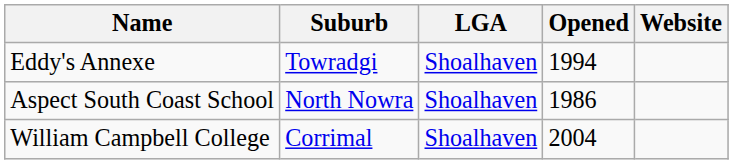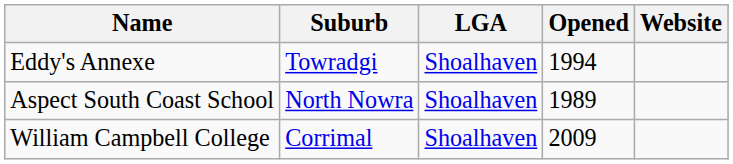(573, 100) 1986 -> (573, 100) 1989
(573, 138) 2004 -> (573, 138) 2009
